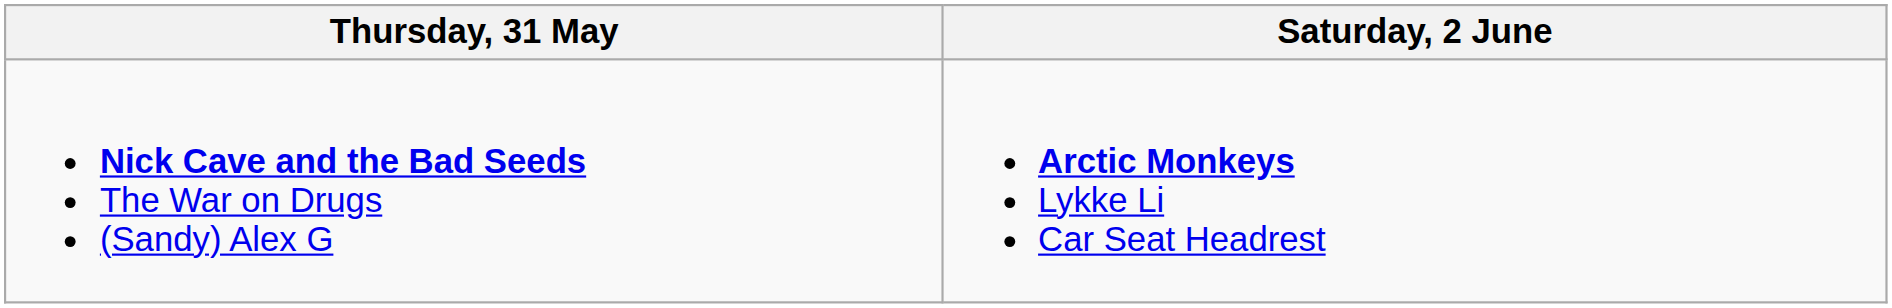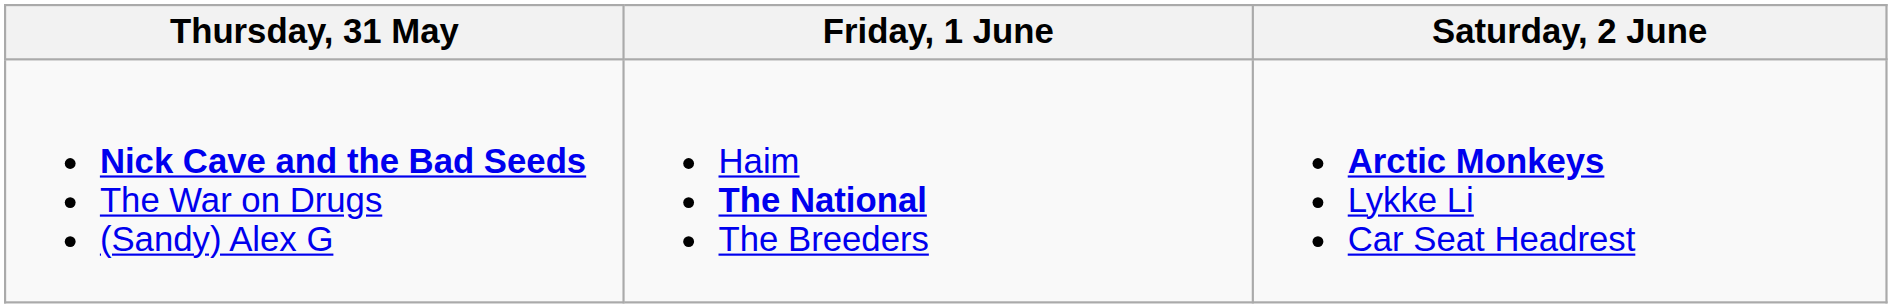+ column: (938, 32)
